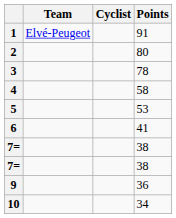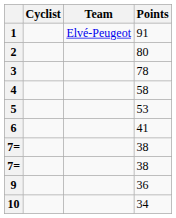columns swapped: (113, 14) <-> (58, 14)
